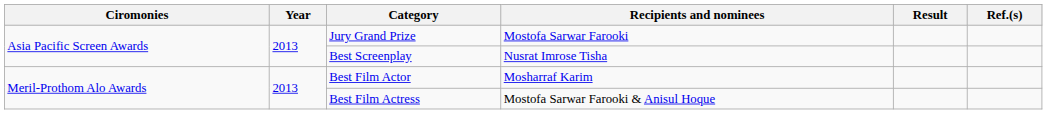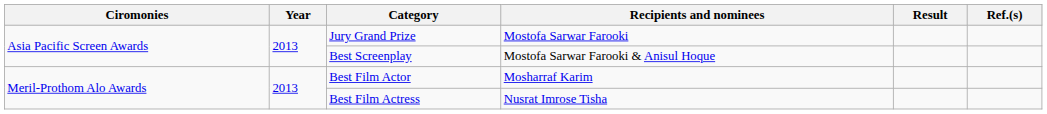(555, 56) Nusrat Imrose Tisha -> (609, 56) Mostofa Sarwar Farooki & Anisul Hoque
(609, 98) Mostofa Sarwar Farooki & Anisul Hoque -> (555, 98) Nusrat Imrose Tisha
